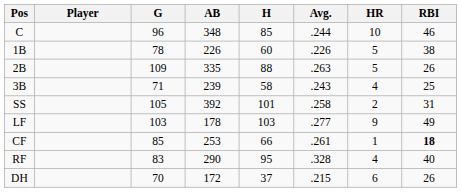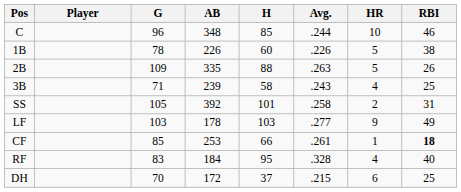(212, 159) 290 -> (212, 159) 184
(429, 178) 26 -> (429, 178) 25
